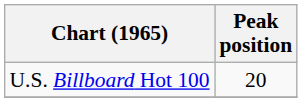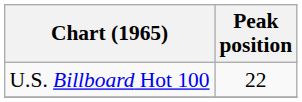(256, 79) 20 -> (256, 79) 22
